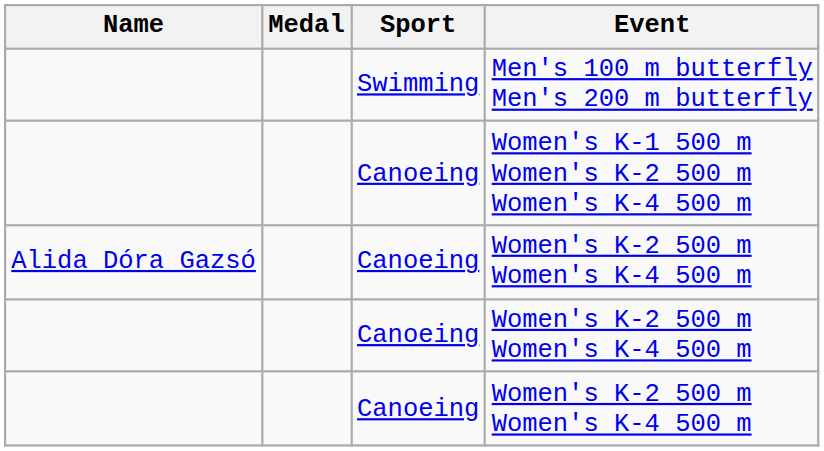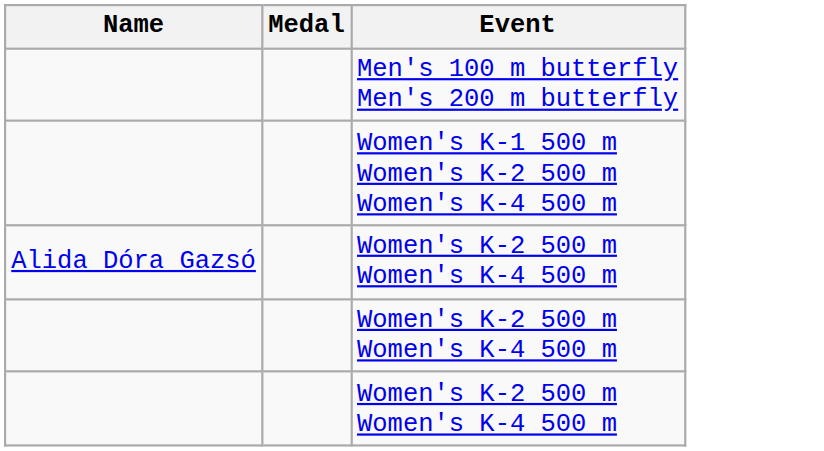- column: (418, 26)
